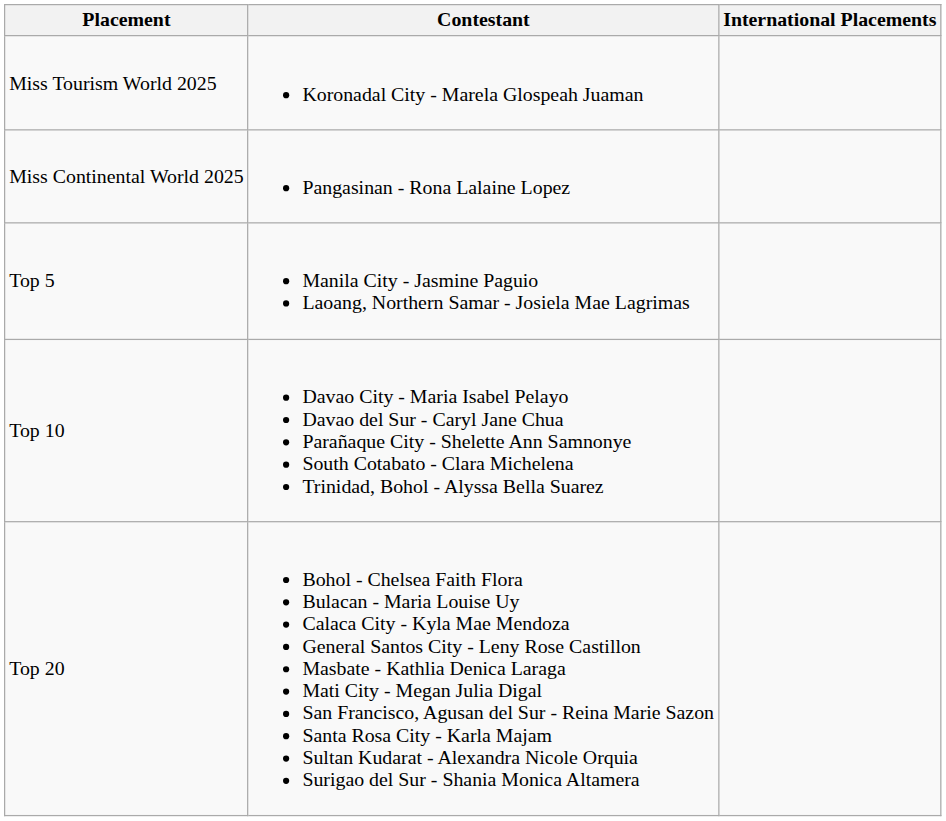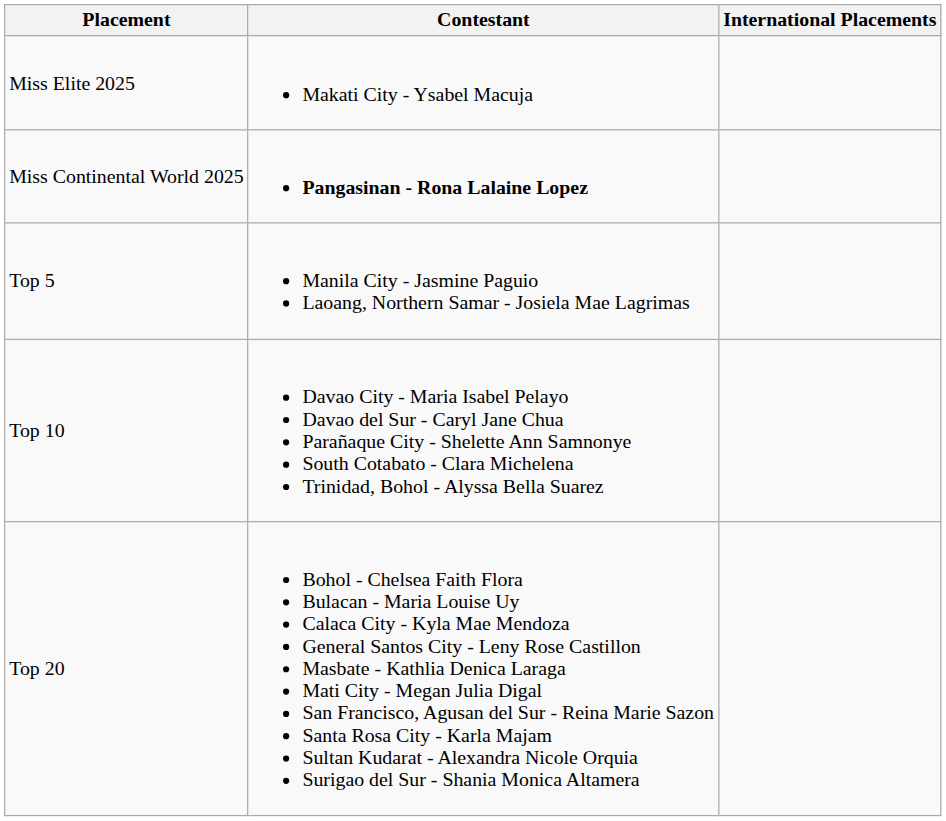- row: (113, 82)
+ row: (72, 82)
(483, 187) normal -> (483, 187) bold
